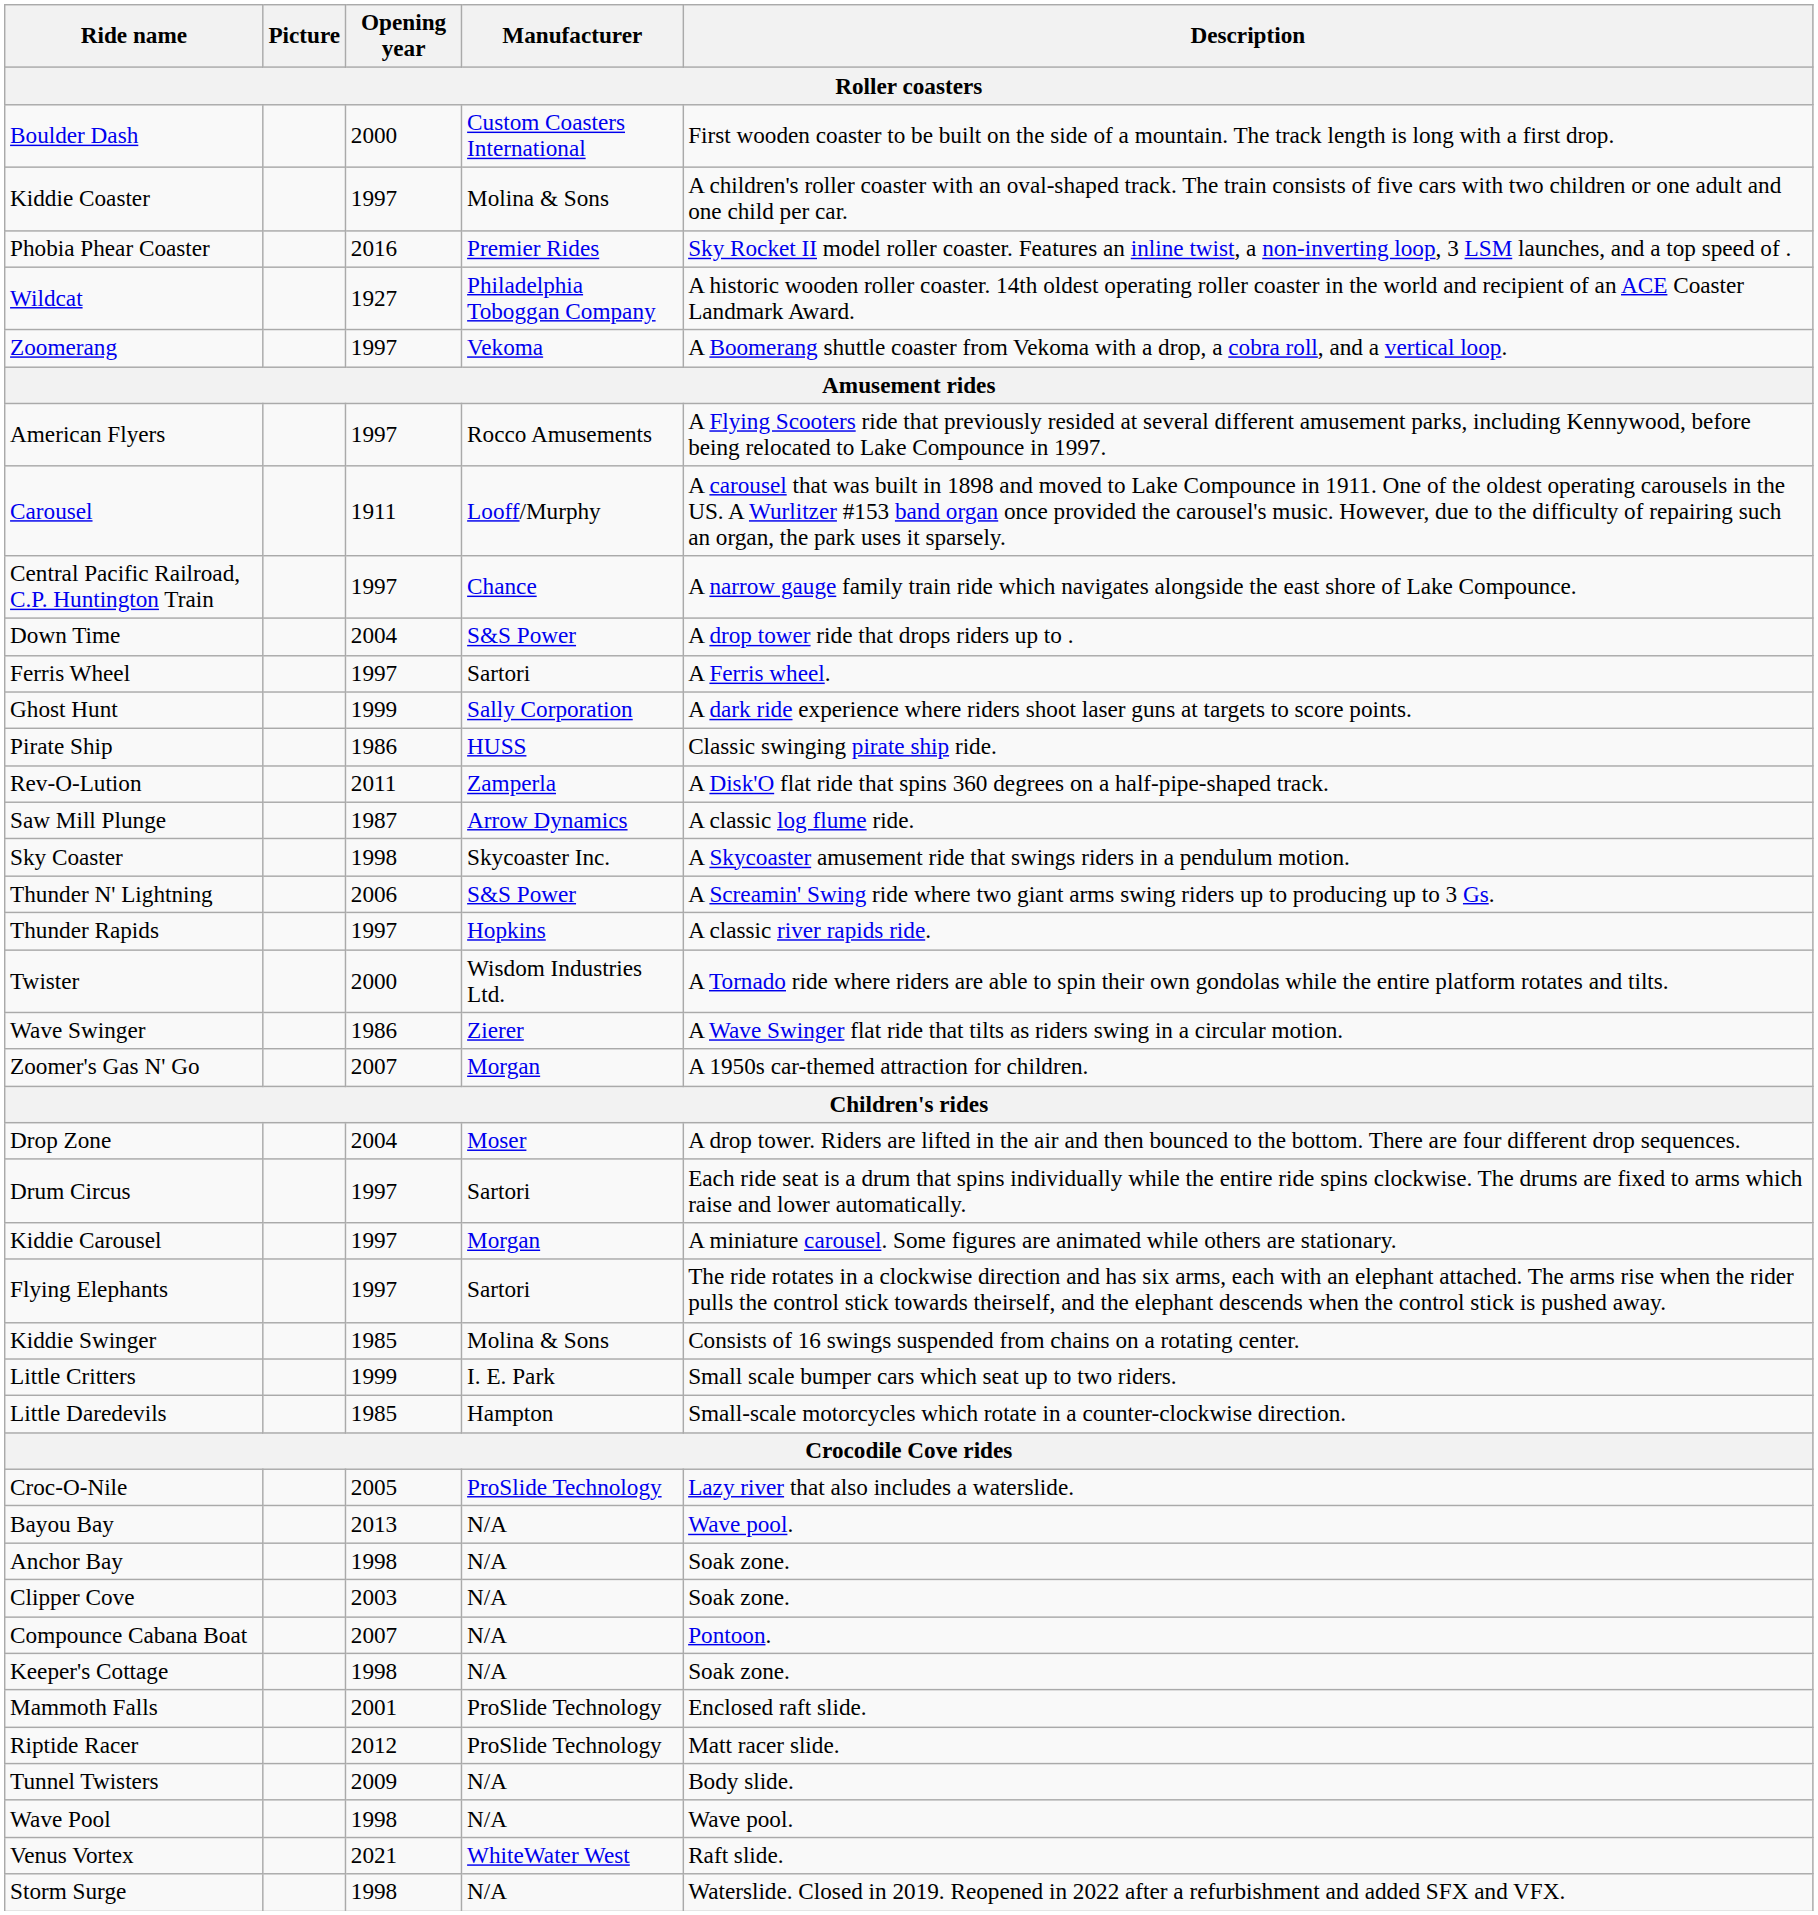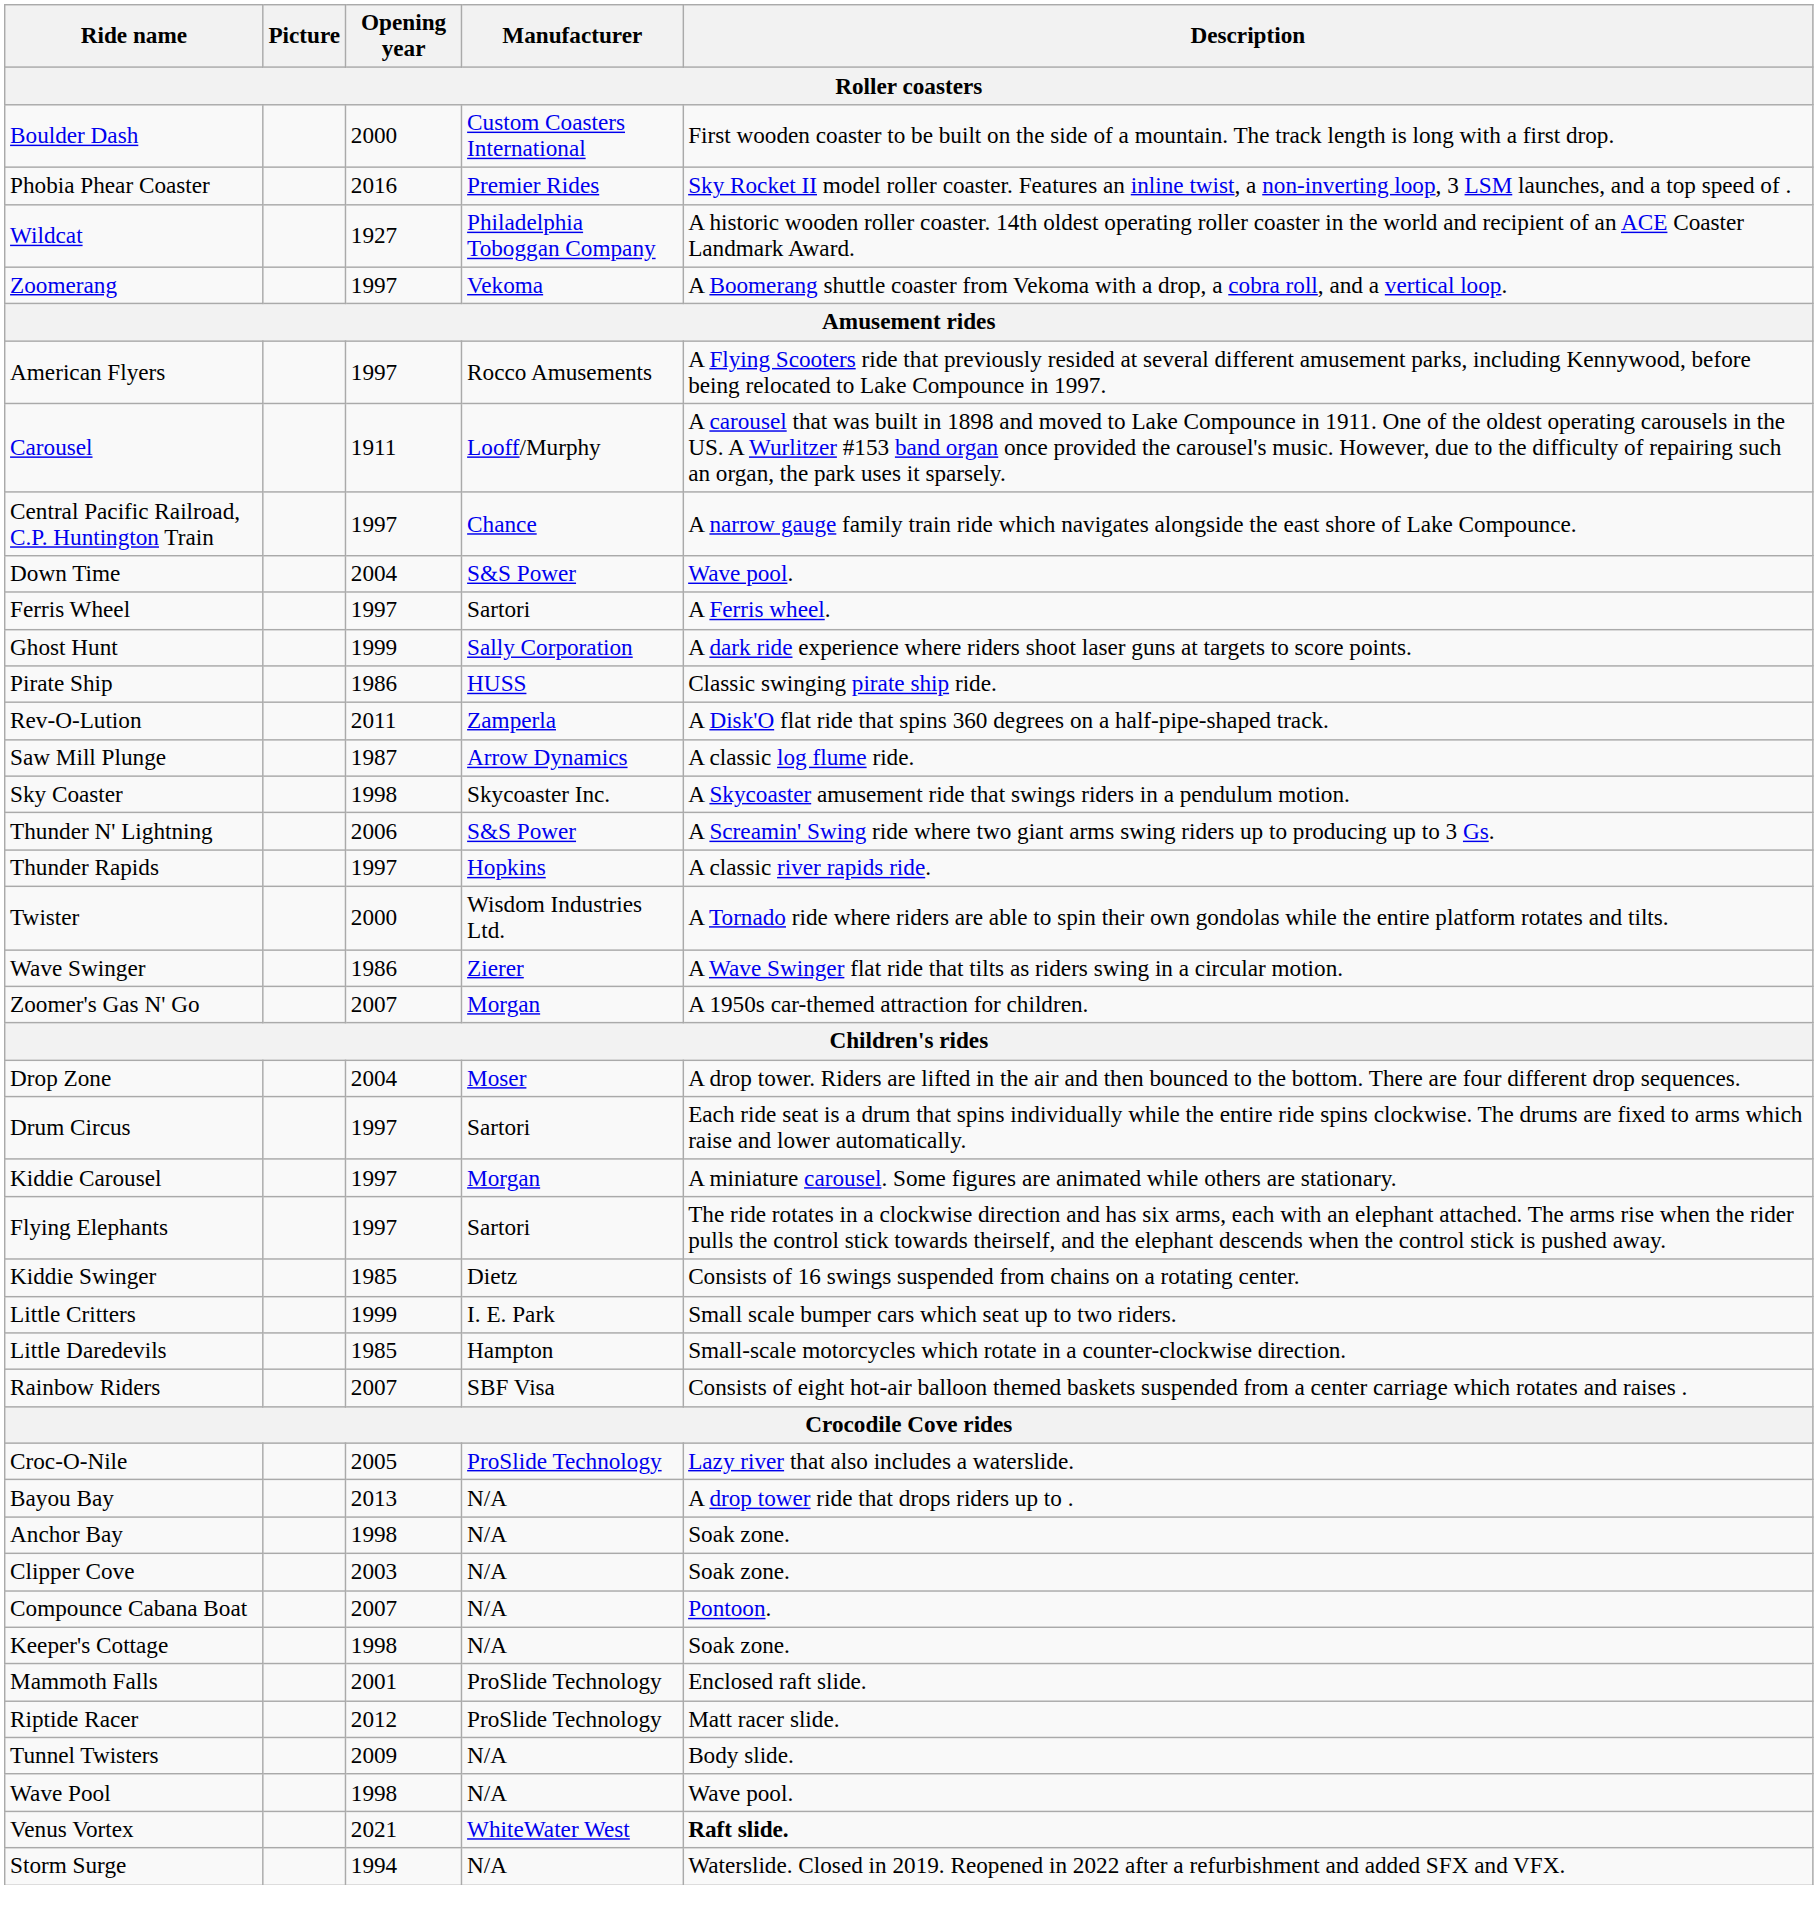- row: (80, 198)
(881, 636) A drop tower ride that drops riders up to . -> (741, 573) Wave pool.
(538, 1340) Molina & Sons -> (492, 1277) Dietz
+ row: (85, 1387)
(741, 1524) Wave pool. -> (881, 1498) A drop tower ride that drops riders up to .
(736, 1855) normal -> (738, 1829) bold
(374, 1892) 1998 -> (374, 1866) 1994
